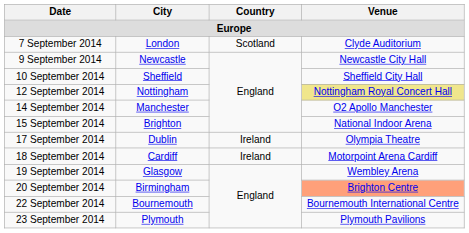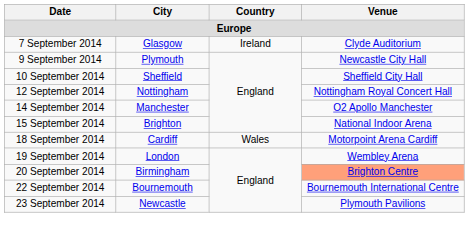(162, 44) London -> (162, 44) Glasgow
(255, 44) Scotland -> (255, 44) Ireland
(162, 60) Newcastle -> (162, 60) Plymouth
(383, 92) khaki background -> (383, 92) no background
- row: (60, 140)
(255, 156) Ireland -> (255, 140) Wales
(162, 172) Glasgow -> (162, 156) London
(162, 220) Plymouth -> (162, 204) Newcastle
